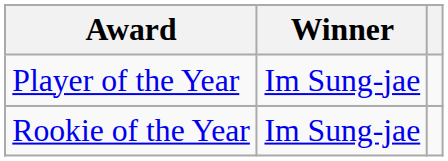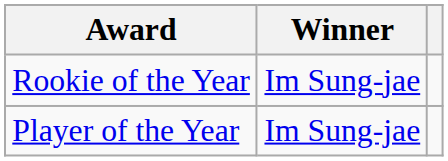rows swapped: (126, 79) <-> (131, 130)
